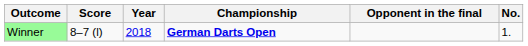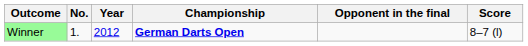columns swapped: (511, 13) <-> (95, 13)
(138, 31) 2018 -> (107, 31) 2012
